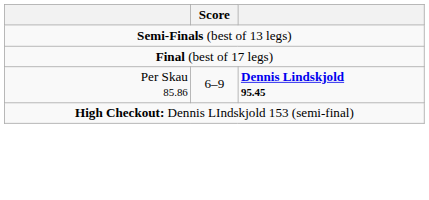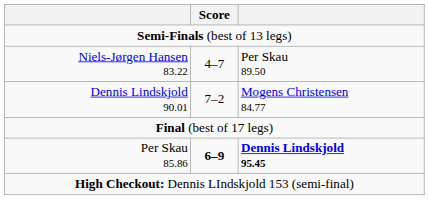+ row: (133, 63)
+ row: (139, 99)
(214, 84) normal -> (214, 155) bold
